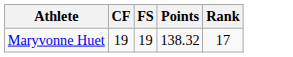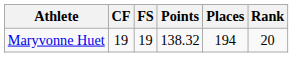+ column: (225, 16)
(223, 40) 17 -> (268, 40) 20
